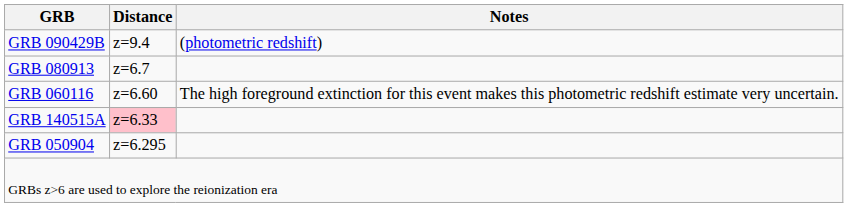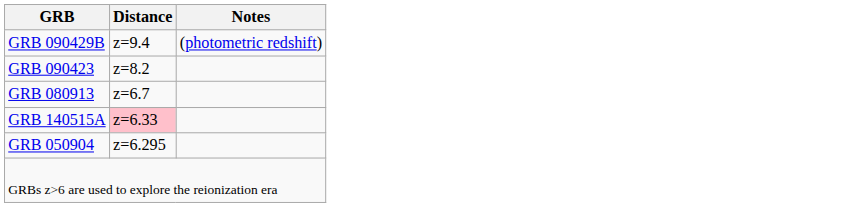+ row: (51, 68)
- row: (51, 94)
